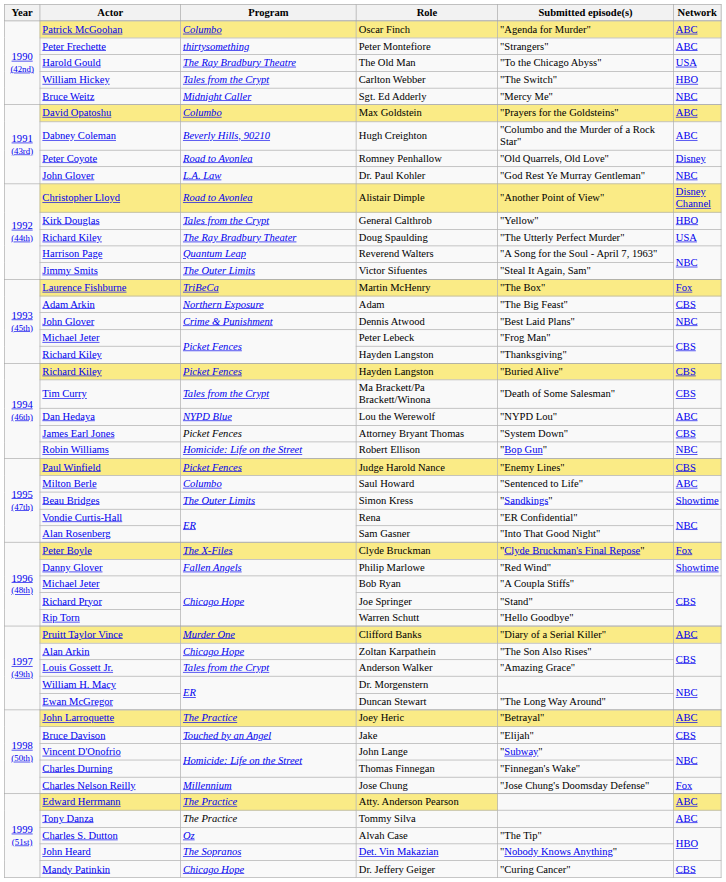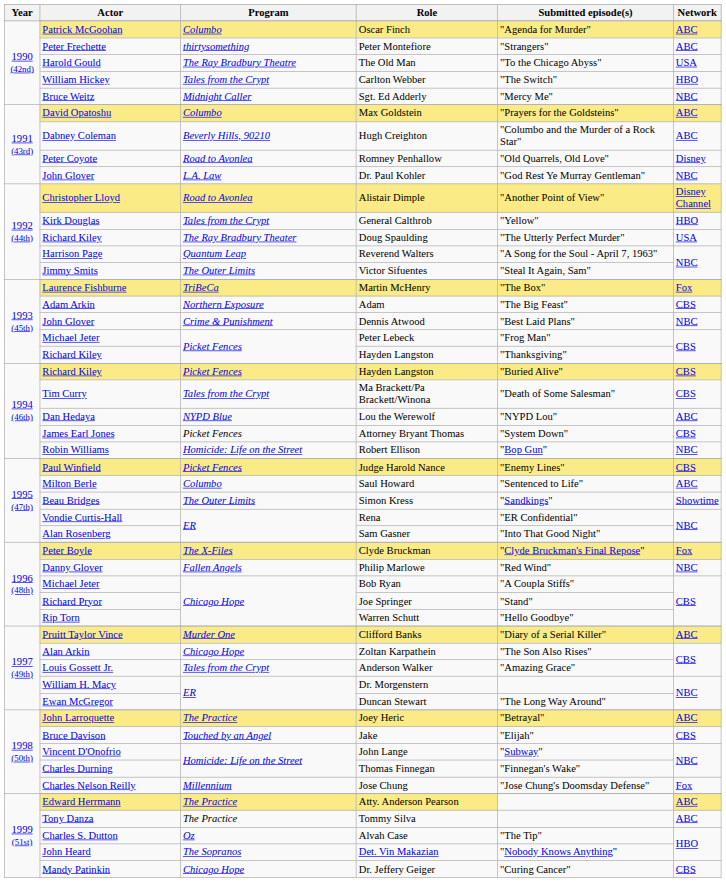(697, 567) Showtime -> (687, 567) NBC
